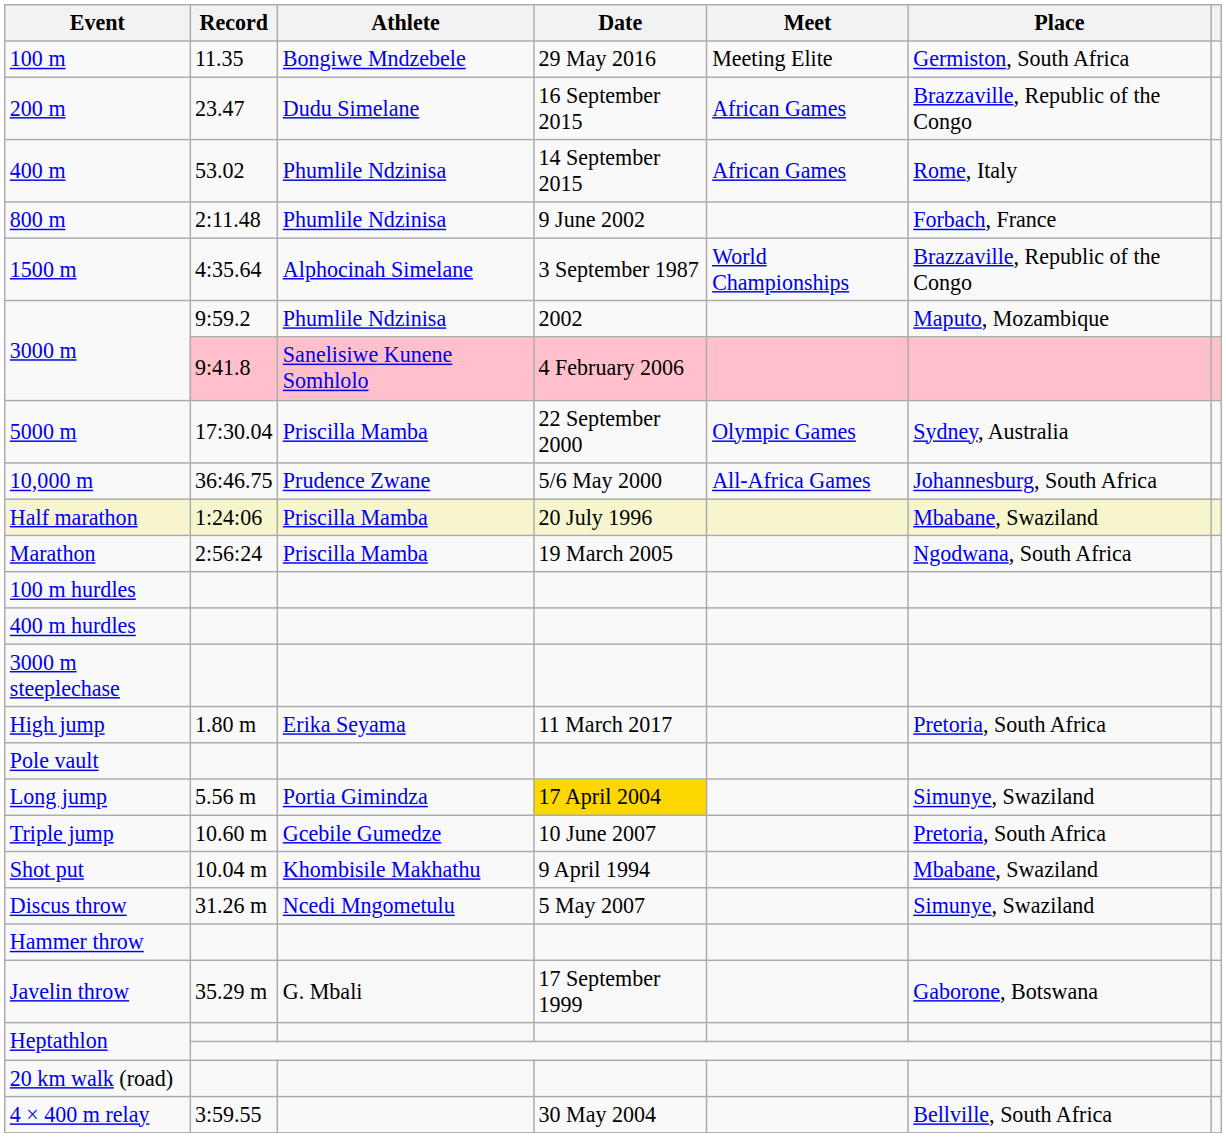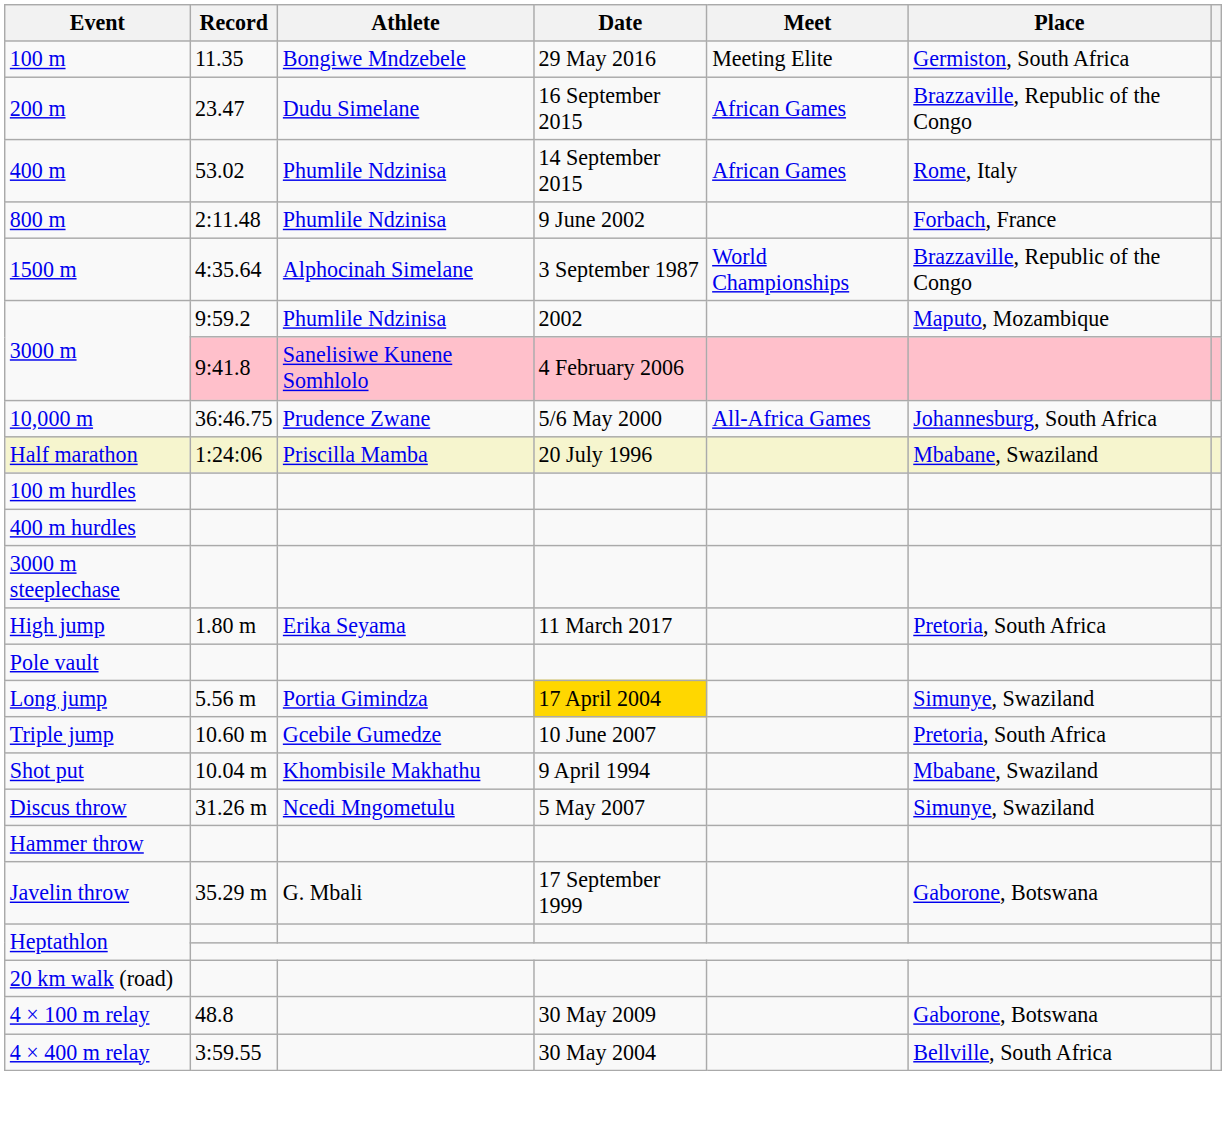- row: (43, 431)
- row: (53, 553)
+ row: (80, 1015)
